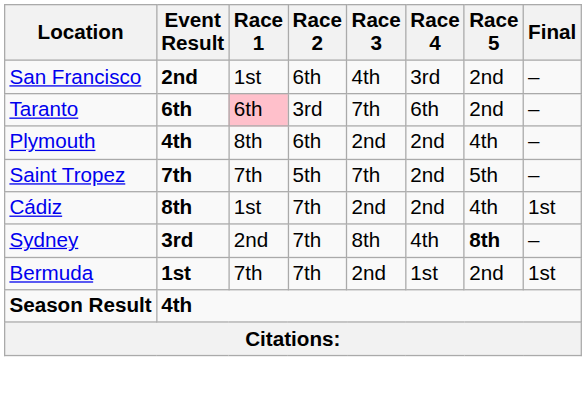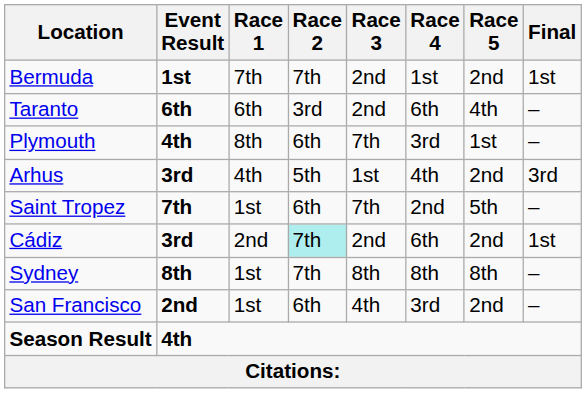rows swapped: (51, 273) <-> (75, 76)
(248, 109) pink background -> (248, 109) no background
(366, 109) 7th -> (369, 109) 2nd
(486, 109) 2nd -> (484, 109) 4th
(369, 142) 2nd -> (366, 142) 7th
(428, 142) 2nd -> (425, 142) 3rd
(484, 142) 4th -> (483, 142) 1st
+ row: (36, 175)
(248, 175) 7th -> (248, 207) 1st
(307, 175) 5th -> (307, 207) 6th
(177, 207) 8th -> (177, 240) 3rd
(248, 207) 1st -> (251, 240) 2nd
(307, 207) no background -> (307, 240) paleturquoise background
(428, 207) 2nd -> (425, 240) 6th
(484, 207) 4th -> (486, 240) 2nd
(177, 240) 3rd -> (177, 273) 8th
(251, 240) 2nd -> (248, 273) 1st
(425, 240) 4th -> (425, 273) 8th
(485, 240) bold -> (484, 273) normal
